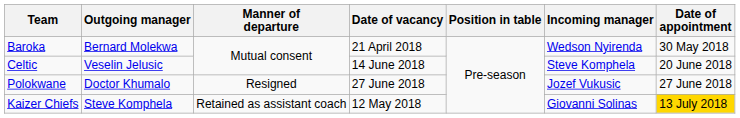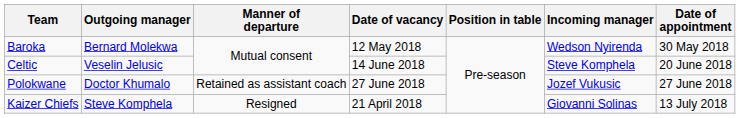(387, 46) 21 April 2018 -> (387, 46) 12 May 2018
(271, 84) Resigned -> (271, 84) Retained as assistant coach
(271, 103) Retained as assistant coach -> (271, 103) Resigned
(387, 103) 12 May 2018 -> (387, 103) 21 April 2018
(693, 103) gold background -> (693, 103) no background
